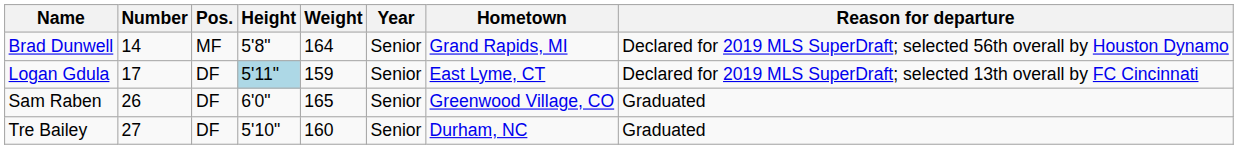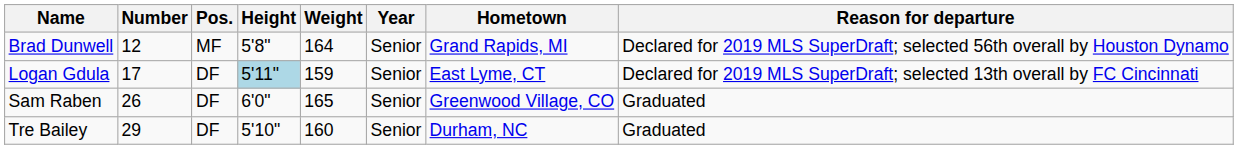(131, 46) 14 -> (131, 46) 12
(131, 130) 27 -> (131, 130) 29
